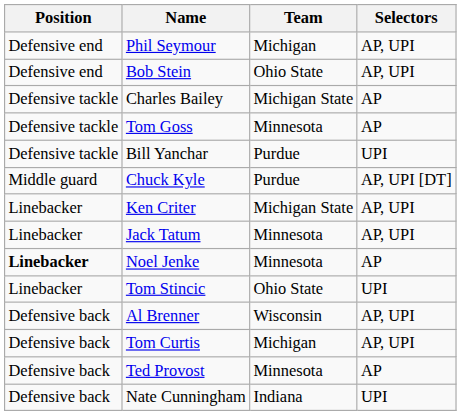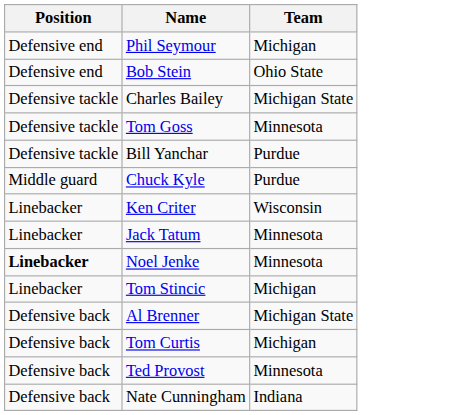- column: (406, 18)
(303, 207) Michigan State -> (288, 207) Wisconsin
(288, 289) Ohio State -> (285, 289) Michigan
(288, 316) Wisconsin -> (303, 316) Michigan State
